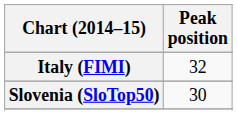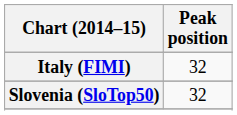(198, 94) 30 -> (198, 94) 32
